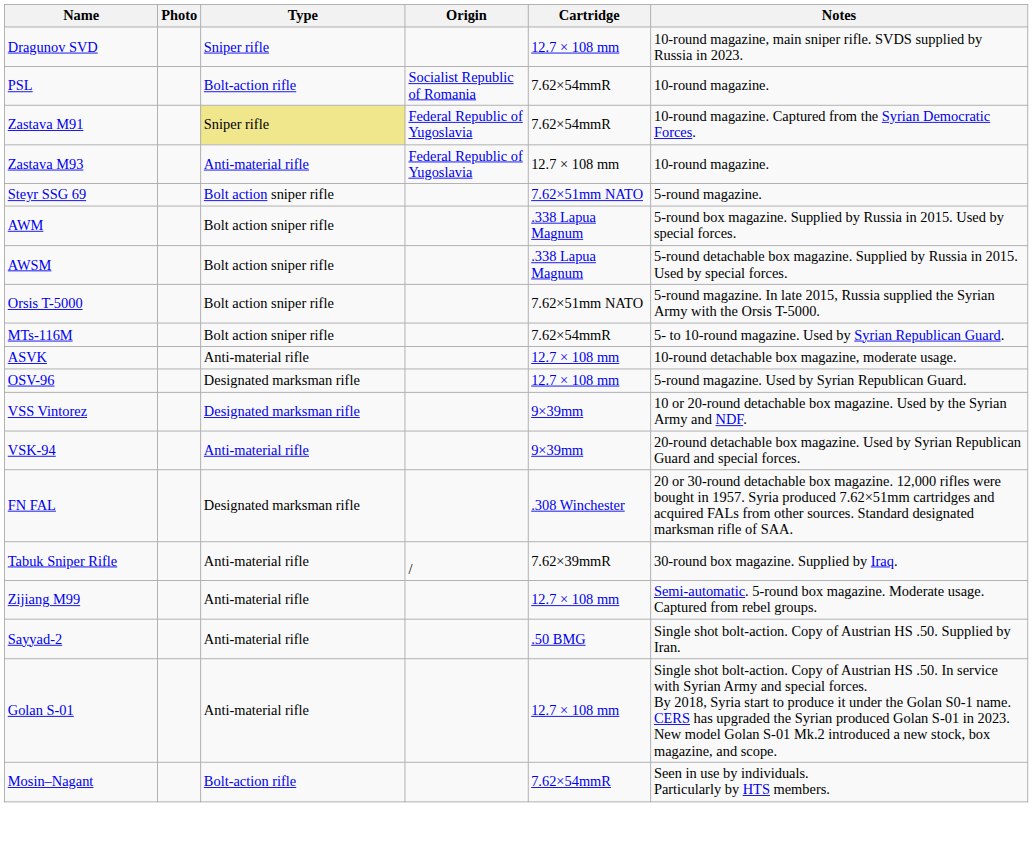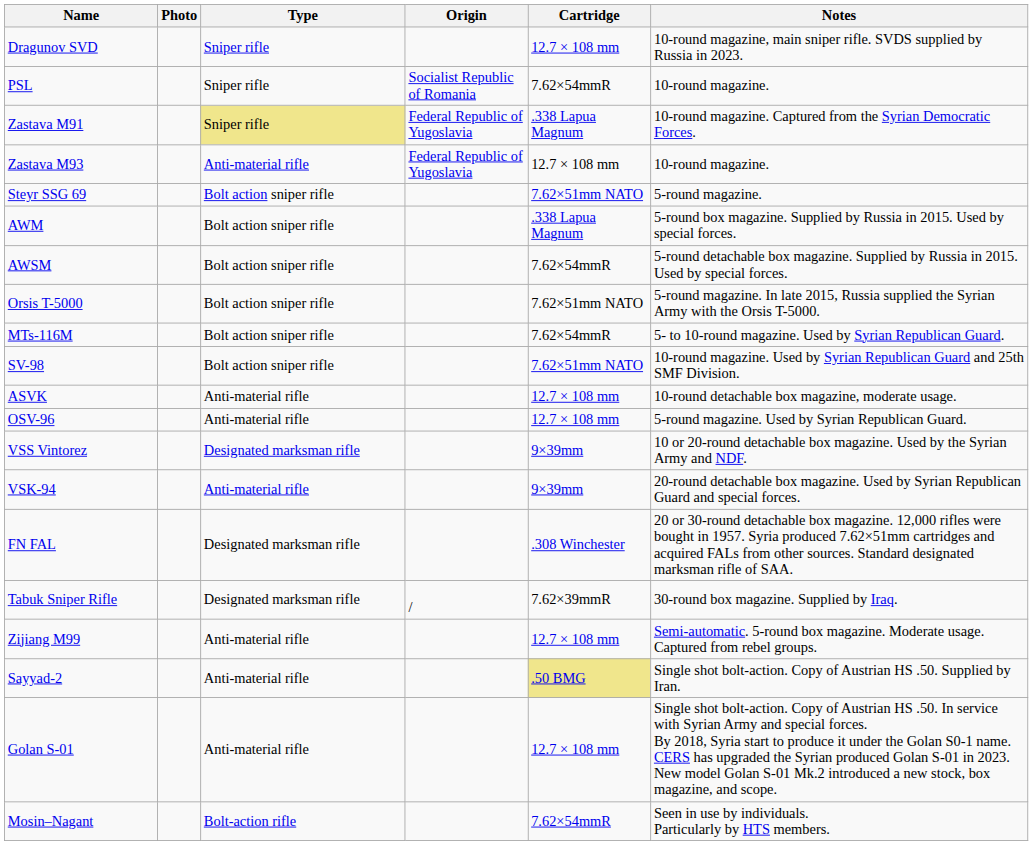(250, 85) Bolt-action rifle -> (236, 85) Sniper rifle
(571, 124) 7.62×54mmR -> (564, 124) .338 Lapua Magnum
(564, 264) .338 Lapua Magnum -> (571, 264) 7.62×54mmR
+ row: (26, 365)
(282, 380) Designated marksman rifle -> (256, 419) Anti-material rifle
(256, 560) Anti-material rifle -> (282, 600) Designated marksman rifle
(558, 639) no background -> (558, 678) khaki background
